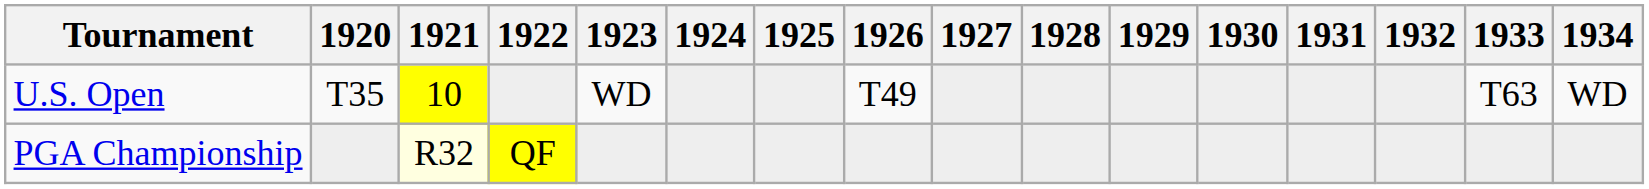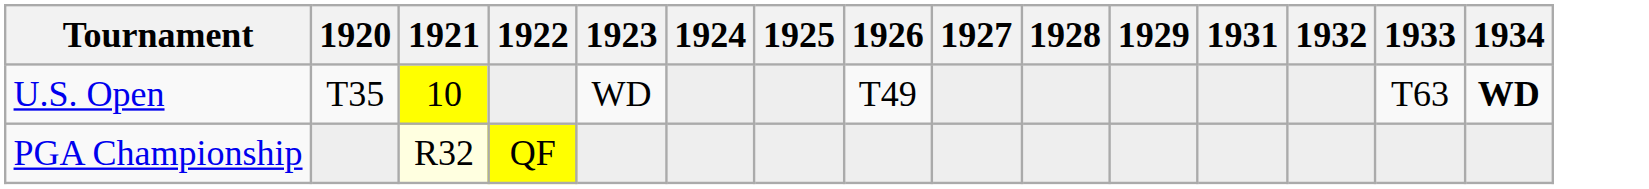- column: (1243, 34)
(1597, 93) normal -> (1509, 93) bold
